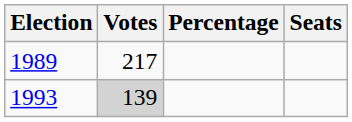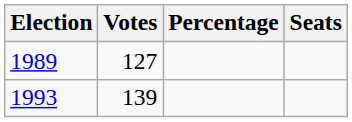(140, 60) 217 -> (140, 60) 127
(140, 97) lightgrey background -> (140, 97) no background
